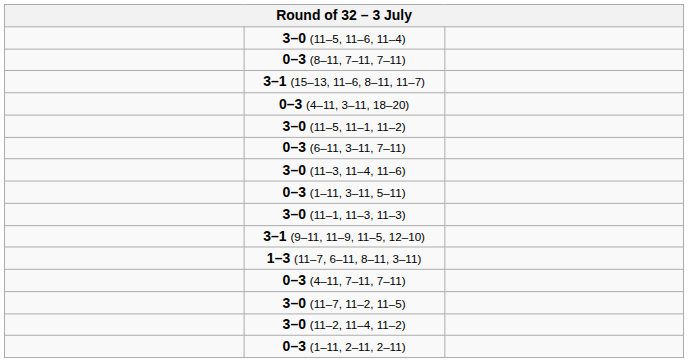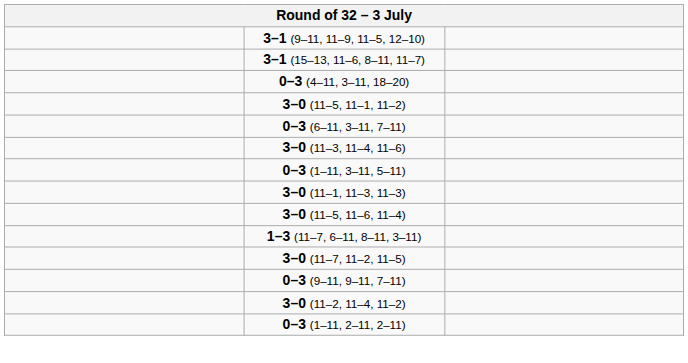rows swapped: (344, 38) <-> (344, 237)
- row: (344, 60)
- row: (344, 281)
+ row: (344, 281)
